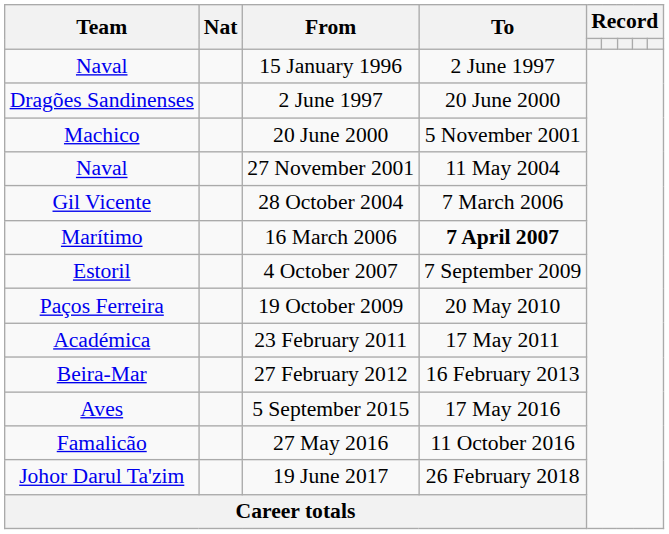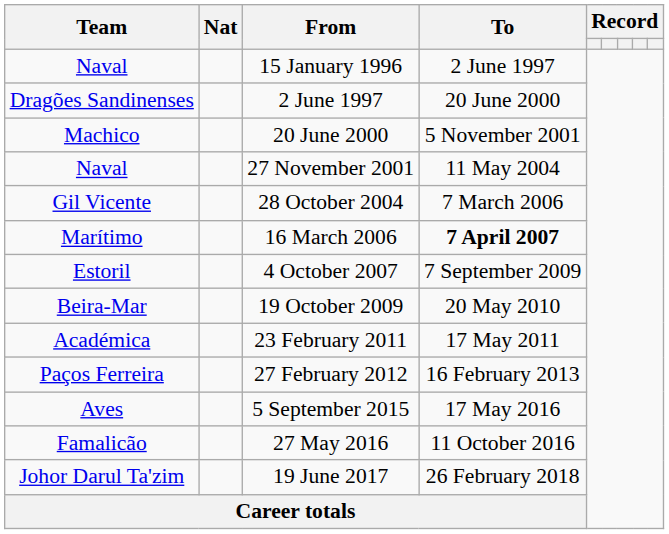(102, 305) Paços Ferreira -> (102, 305) Beira-Mar
(102, 374) Beira-Mar -> (102, 374) Paços Ferreira
